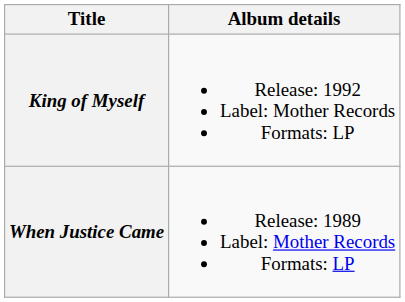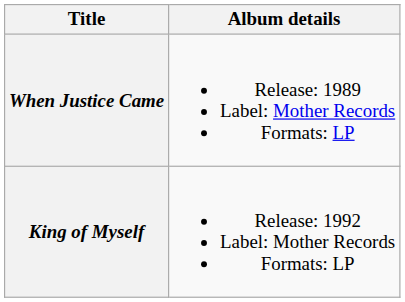rows swapped: (87, 231) <-> (87, 100)
